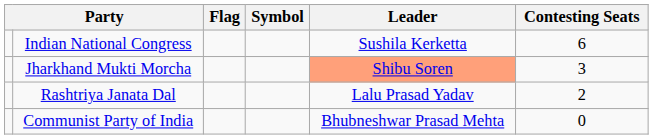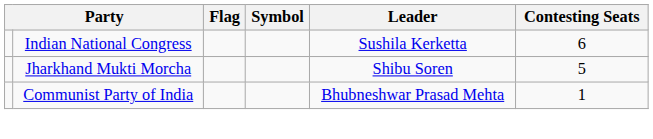(413, 69) lightsalmon background -> (413, 69) no background
(582, 69) 3 -> (582, 69) 5
- row: (108, 95)
(582, 120) 0 -> (582, 95) 1
